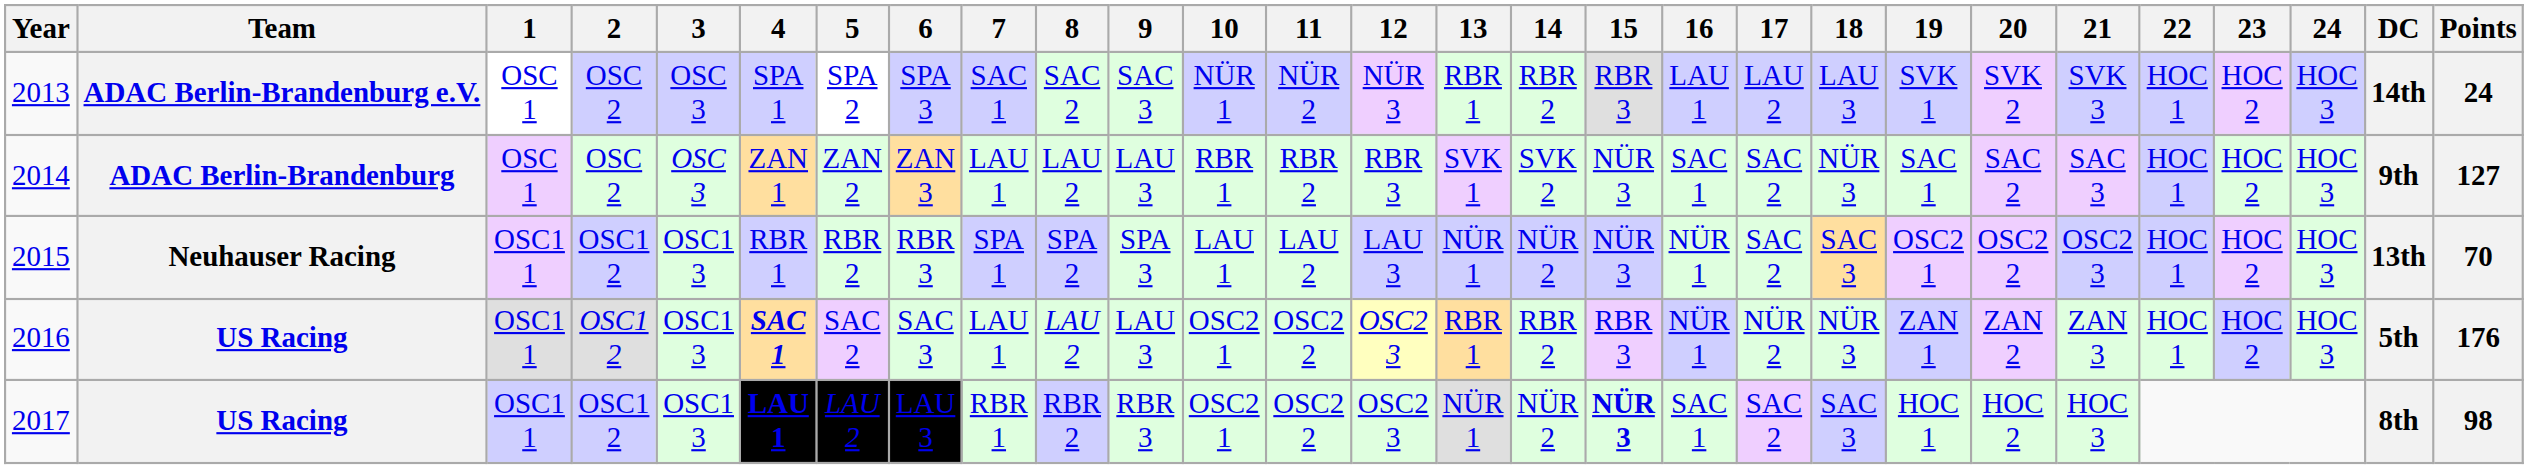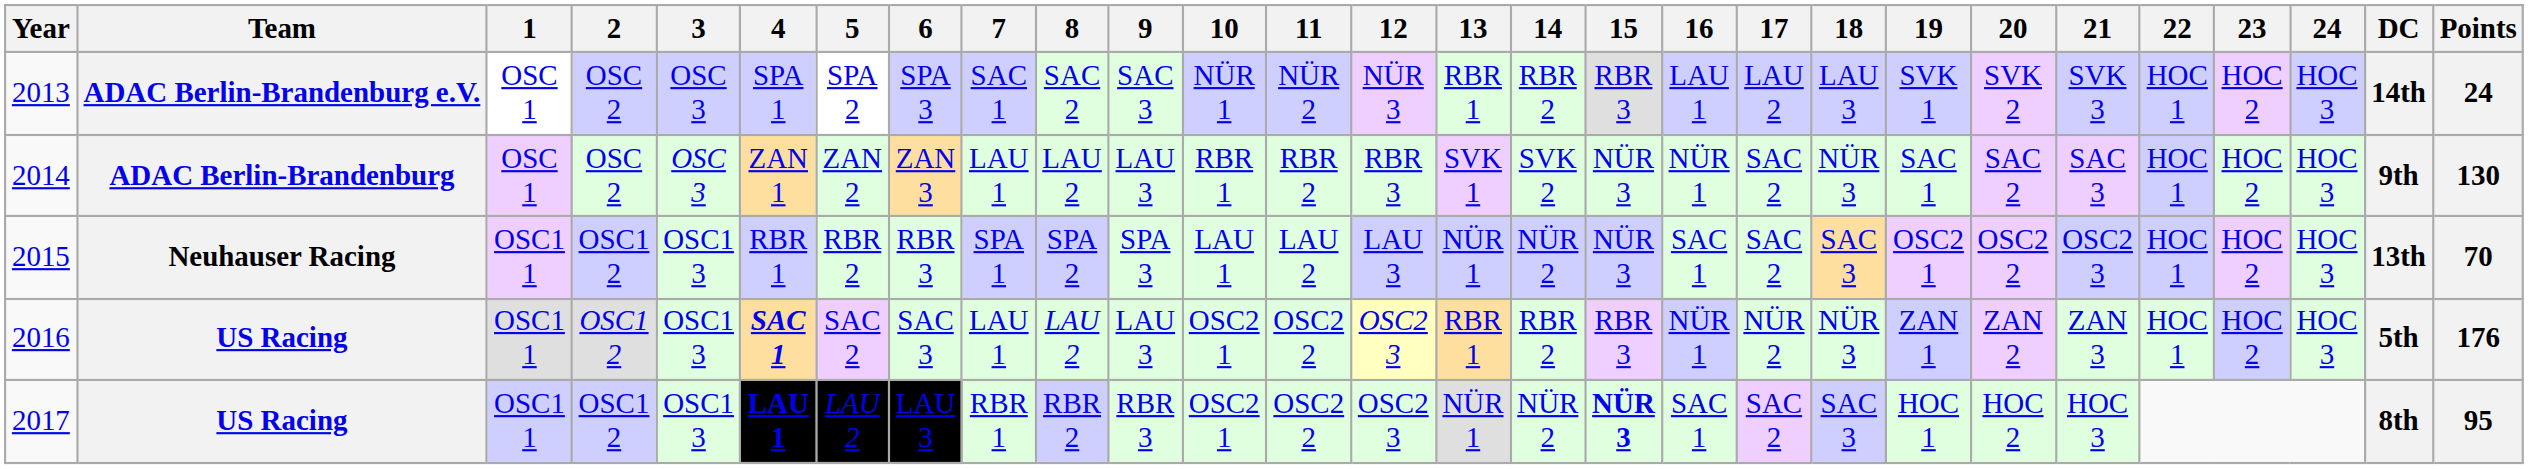(1699, 174) SAC 1 -> (1699, 174) NÜR 1
(2478, 174) 127 -> (2478, 174) 130
(1699, 256) NÜR 1 -> (1699, 256) SAC 1
(2478, 420) 98 -> (2478, 420) 95
